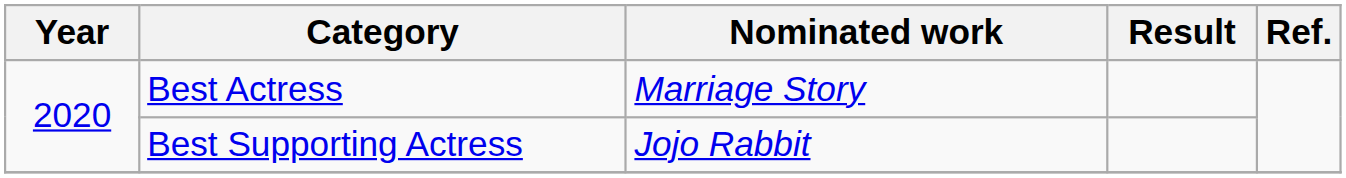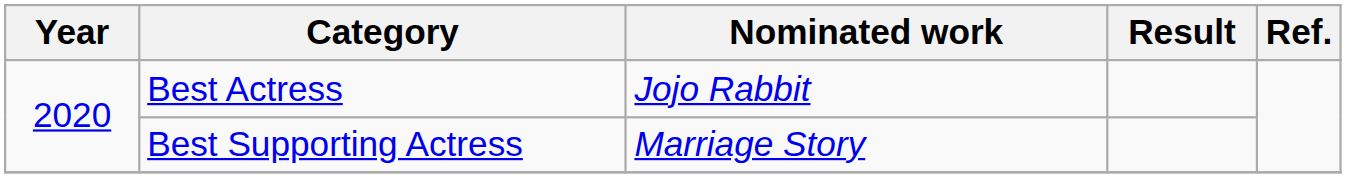(750, 88) Marriage Story -> (722, 88) Jojo Rabbit
(722, 144) Jojo Rabbit -> (750, 144) Marriage Story
